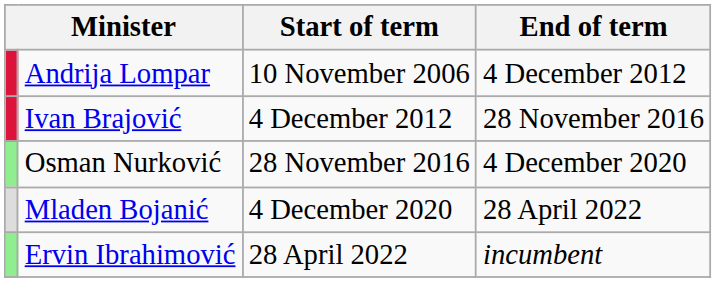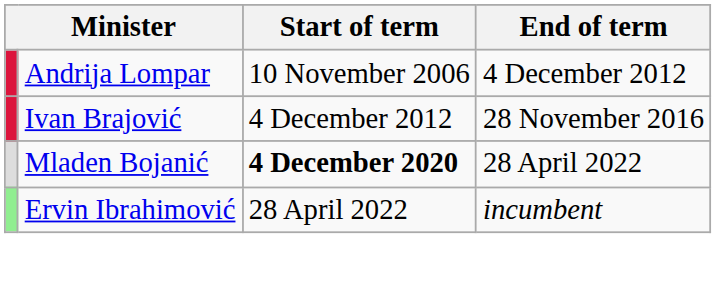- row: (123, 163)
(350, 208) normal -> (353, 163) bold
